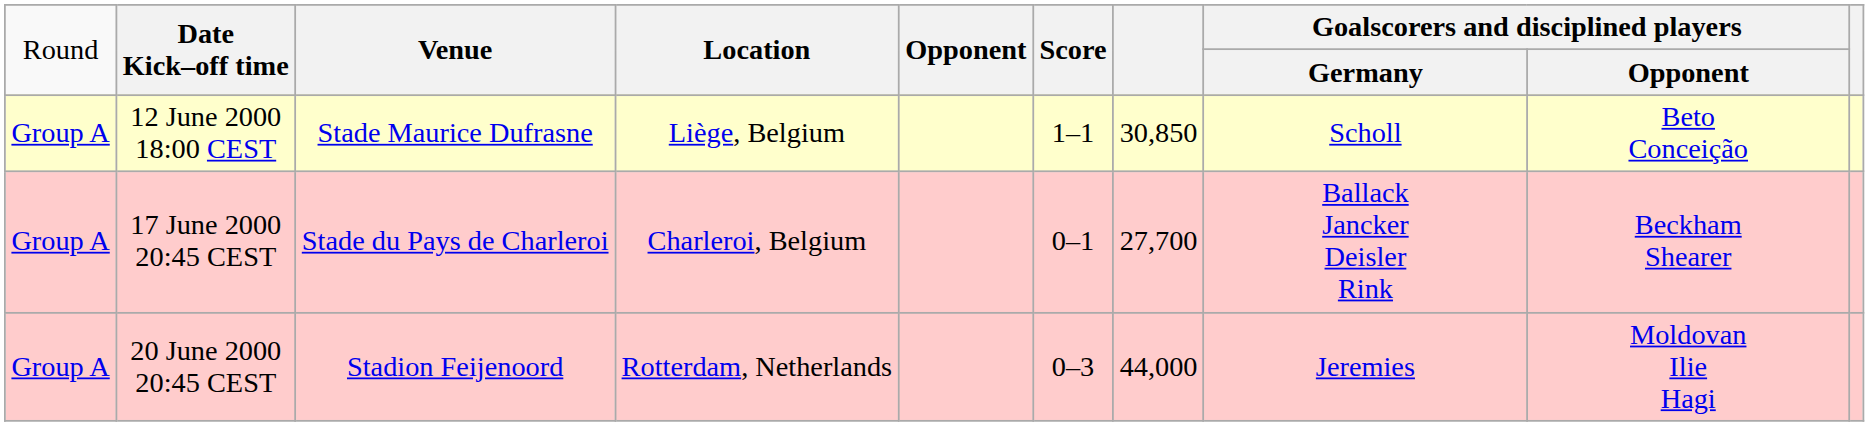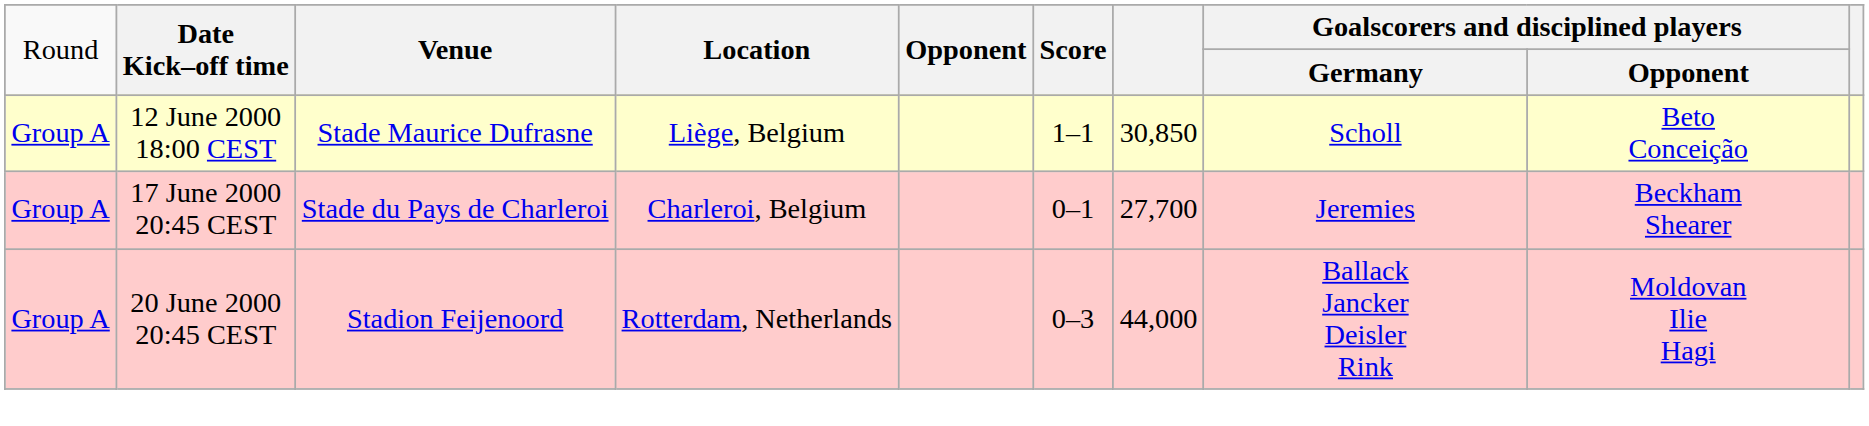(1365, 241) Ballack Jancker Deisler Rink -> (1365, 209) Jeremies
(1365, 365) Jeremies -> (1365, 318) Ballack Jancker Deisler Rink
